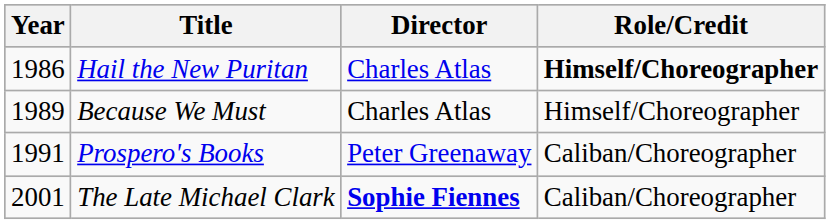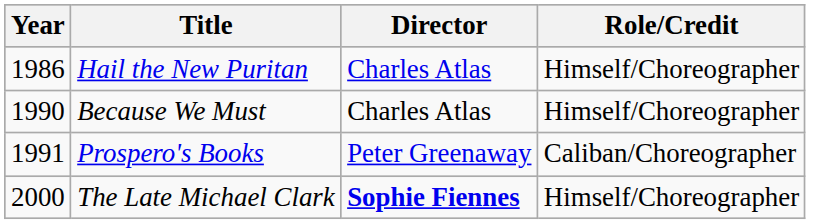(681, 68) bold -> (671, 68) normal
(38, 111) 1989 -> (38, 111) 1990
(38, 196) 2001 -> (38, 196) 2000
(670, 196) Caliban/Choreographer -> (671, 196) Himself/Choreographer
